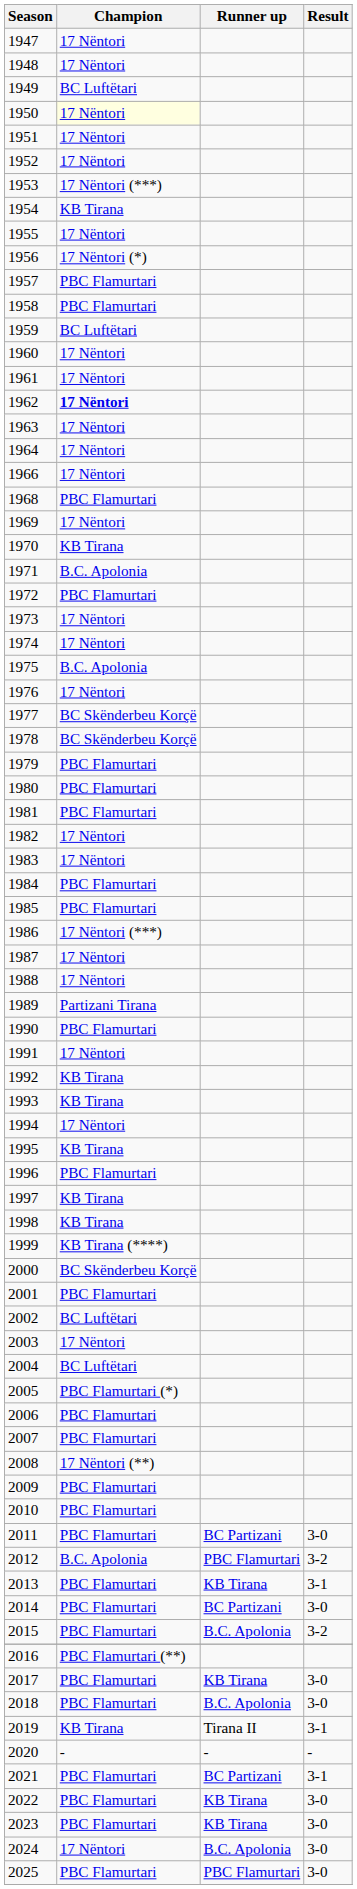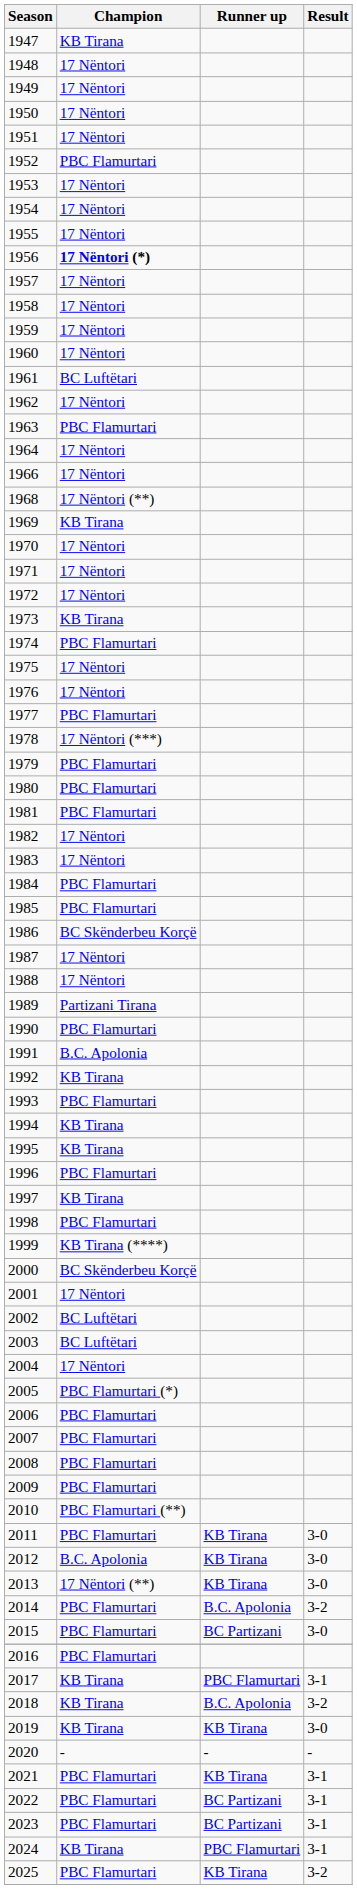(92, 40) 17 Nëntori -> (92, 40) KB Tirana
(98, 88) BC Luftëtari -> (92, 88) 17 Nëntori
(92, 112) lightyellow background -> (92, 112) no background
(92, 161) 17 Nëntori -> (108, 161) PBC Flamurtari
(111, 185) 17 Nëntori (***) -> (92, 185) 17 Nëntori
(92, 209) KB Tirana -> (92, 209) 17 Nëntori
(103, 257) normal -> (105, 257) bold
(108, 281) PBC Flamurtari -> (92, 281) 17 Nëntori
(108, 305) PBC Flamurtari -> (92, 305) 17 Nëntori
(98, 329) BC Luftëtari -> (92, 329) 17 Nëntori
(92, 378) 17 Nëntori -> (98, 378) BC Luftëtari
(94, 402) bold -> (92, 402) normal
(92, 426) 17 Nëntori -> (108, 426) PBC Flamurtari
(108, 498) PBC Flamurtari -> (107, 498) 17 Nëntori (**)
(92, 522) 17 Nëntori -> (92, 522) KB Tirana
(92, 546) KB Tirana -> (92, 546) 17 Nëntori
(103, 570) B.C. Apolonia -> (92, 570) 17 Nëntori
(108, 595) PBC Flamurtari -> (92, 595) 17 Nëntori
(92, 619) 17 Nëntori -> (92, 619) KB Tirana
(92, 643) 17 Nëntori -> (108, 643) PBC Flamurtari
(103, 667) B.C. Apolonia -> (92, 667) 17 Nëntori
(128, 715) BC Skënderbeu Korçë -> (108, 715) PBC Flamurtari
(128, 739) BC Skënderbeu Korçë -> (111, 739) 17 Nëntori (***)
(111, 932) 17 Nëntori (***) -> (128, 932) BC Skënderbeu Korçë
(92, 1053) 17 Nëntori -> (103, 1053) B.C. Apolonia
(92, 1101) KB Tirana -> (108, 1101) PBC Flamurtari
(92, 1125) 17 Nëntori -> (92, 1125) KB Tirana
(92, 1221) KB Tirana -> (108, 1221) PBC Flamurtari
(108, 1294) PBC Flamurtari -> (92, 1294) 17 Nëntori
(92, 1342) 17 Nëntori -> (98, 1342) BC Luftëtari
(98, 1366) BC Luftëtari -> (92, 1366) 17 Nëntori
(107, 1462) 17 Nëntori (**) -> (108, 1462) PBC Flamurtari
(108, 1511) PBC Flamurtari -> (123, 1511) PBC Flamurtari (**)
(243, 1535) BC Partizani -> (235, 1535) KB Tirana
(252, 1559) PBC Flamurtari -> (235, 1559) KB Tirana
(317, 1559) 3-2 -> (317, 1559) 3-0
(108, 1583) PBC Flamurtari -> (107, 1583) 17 Nëntori (**)
(317, 1583) 3-1 -> (317, 1583) 3-0
(243, 1607) BC Partizani -> (247, 1607) B.C. Apolonia
(317, 1607) 3-0 -> (317, 1607) 3-2
(247, 1631) B.C. Apolonia -> (243, 1631) BC Partizani
(317, 1631) 3-2 -> (317, 1631) 3-0
(123, 1655) PBC Flamurtari (**) -> (108, 1655) PBC Flamurtari
(108, 1679) PBC Flamurtari -> (92, 1679) KB Tirana
(235, 1679) KB Tirana -> (252, 1679) PBC Flamurtari
(317, 1679) 3-0 -> (317, 1679) 3-1
(108, 1703) PBC Flamurtari -> (92, 1703) KB Tirana
(317, 1703) 3-0 -> (317, 1703) 3-2
(230, 1728) Tirana II -> (235, 1728) KB Tirana
(317, 1728) 3-1 -> (317, 1728) 3-0
(243, 1776) BC Partizani -> (235, 1776) KB Tirana
(235, 1800) KB Tirana -> (243, 1800) BC Partizani
(317, 1800) 3-0 -> (317, 1800) 3-1
(235, 1824) KB Tirana -> (243, 1824) BC Partizani
(317, 1824) 3-0 -> (317, 1824) 3-1
(92, 1848) 17 Nëntori -> (92, 1848) KB Tirana
(247, 1848) B.C. Apolonia -> (252, 1848) PBC Flamurtari
(317, 1848) 3-0 -> (317, 1848) 3-1
(252, 1872) PBC Flamurtari -> (235, 1872) KB Tirana
(317, 1872) 3-0 -> (317, 1872) 3-2
